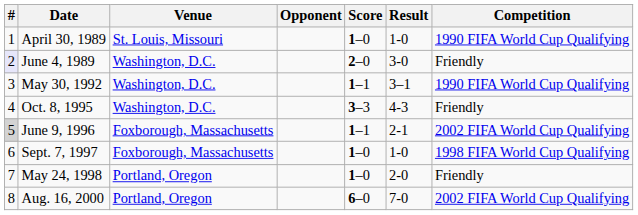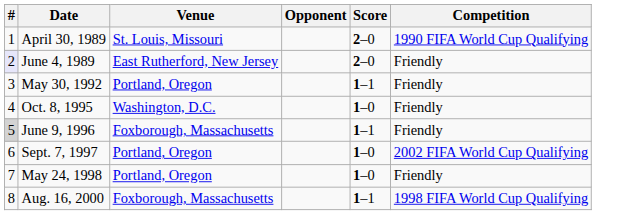- column: (409, 15)
(359, 38) 1–0 -> (364, 38) 2–0
(164, 61) Washington, D.C. -> (195, 61) East Rutherford, New Jersey
(164, 84) Washington, D.C. -> (162, 84) Portland, Oregon
(532, 84) 1990 FIFA World Cup Qualifying -> (418, 84) Friendly
(359, 107) 3–3 -> (364, 107) 1–0
(532, 130) 2002 FIFA World Cup Qualifying -> (418, 130) Friendly
(193, 152) Foxborough, Massachusetts -> (162, 152) Portland, Oregon
(532, 152) 1998 FIFA World Cup Qualifying -> (491, 152) 2002 FIFA World Cup Qualifying
(162, 198) Portland, Oregon -> (193, 198) Foxborough, Massachusetts
(359, 198) 6–0 -> (364, 198) 1–1
(532, 198) 2002 FIFA World Cup Qualifying -> (491, 198) 1998 FIFA World Cup Qualifying
